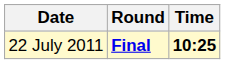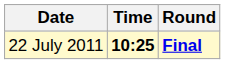columns swapped: (194, 17) <-> (138, 17)
